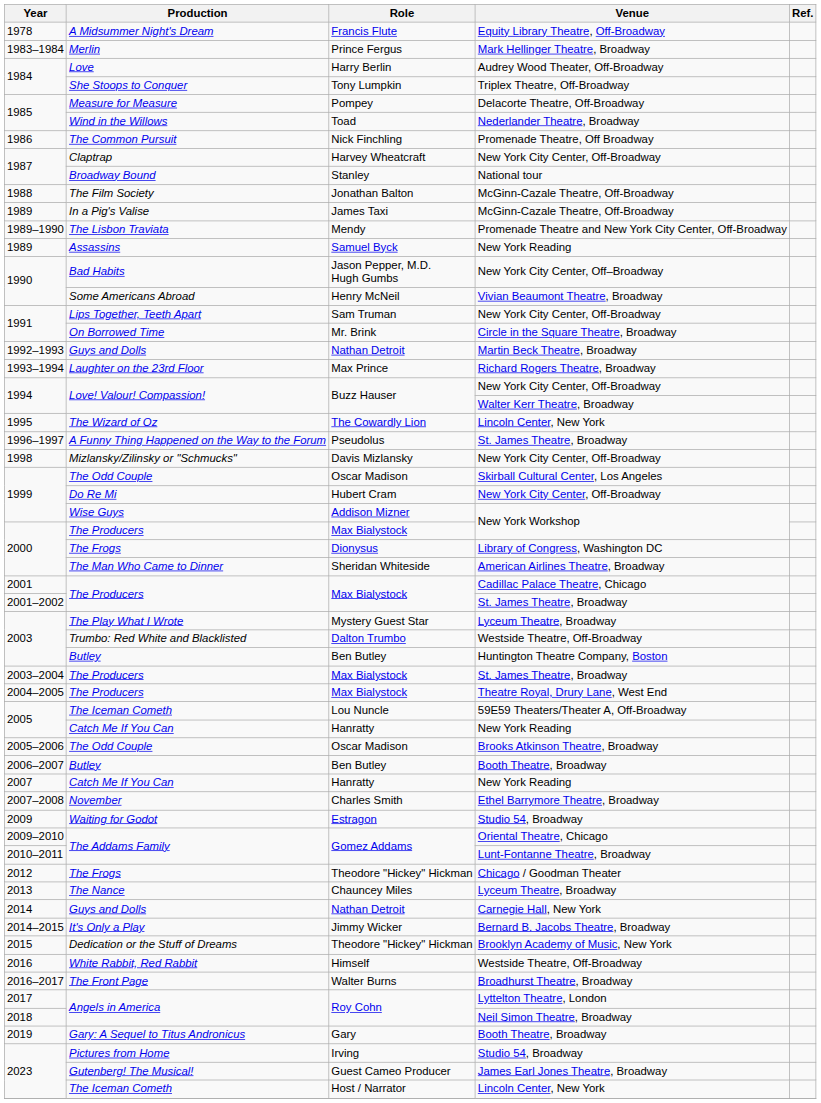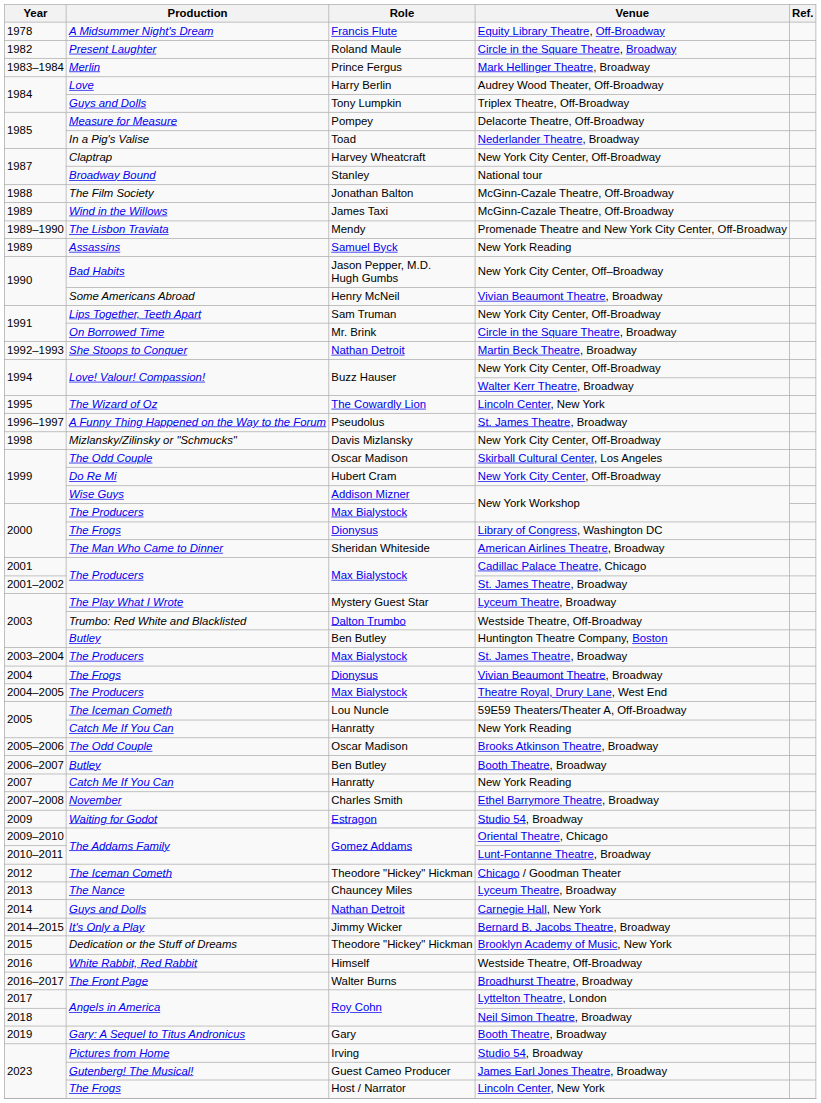+ row: (20, 49)
(128, 85) She Stoops to Conquer -> (108, 103) Guys and Dolls
(118, 121) Wind in the Willows -> (109, 139) In a Pig's Valise
- row: (20, 139)
(109, 211) In a Pig's Valise -> (118, 211) Wind in the Willows
(108, 350) Guys and Dolls -> (128, 350) She Stoops to Conquer
- row: (35, 368)
+ row: (20, 674)
(95, 873) The Frogs -> (121, 873) The Iceman Cometh
(121, 1089) The Iceman Cometh -> (95, 1089) The Frogs
